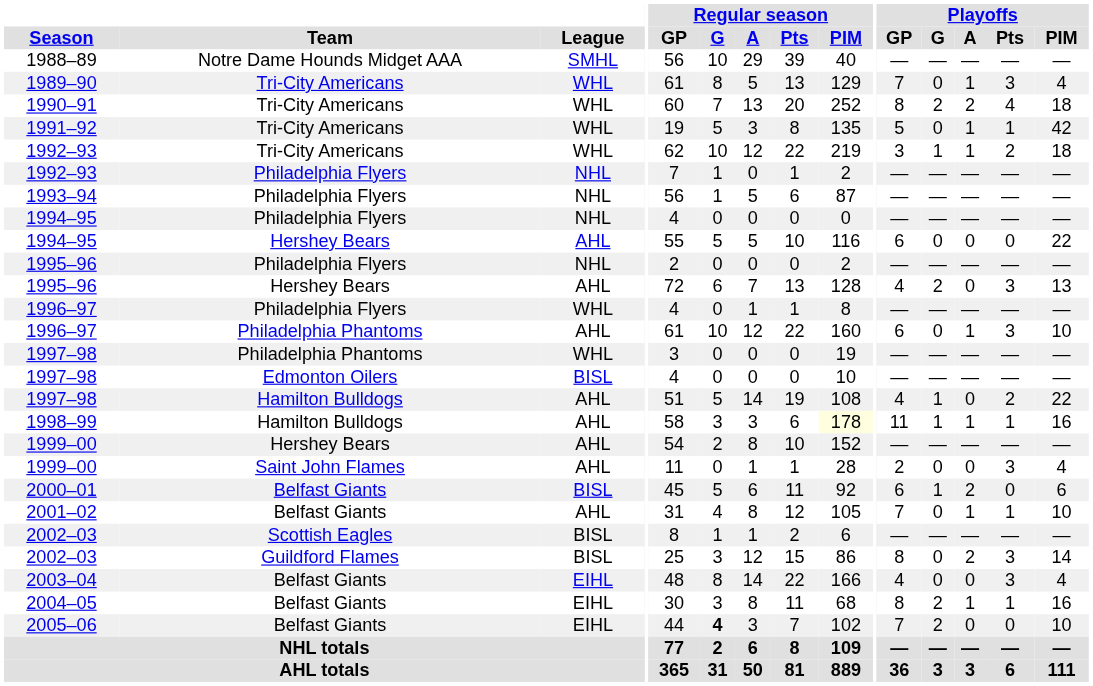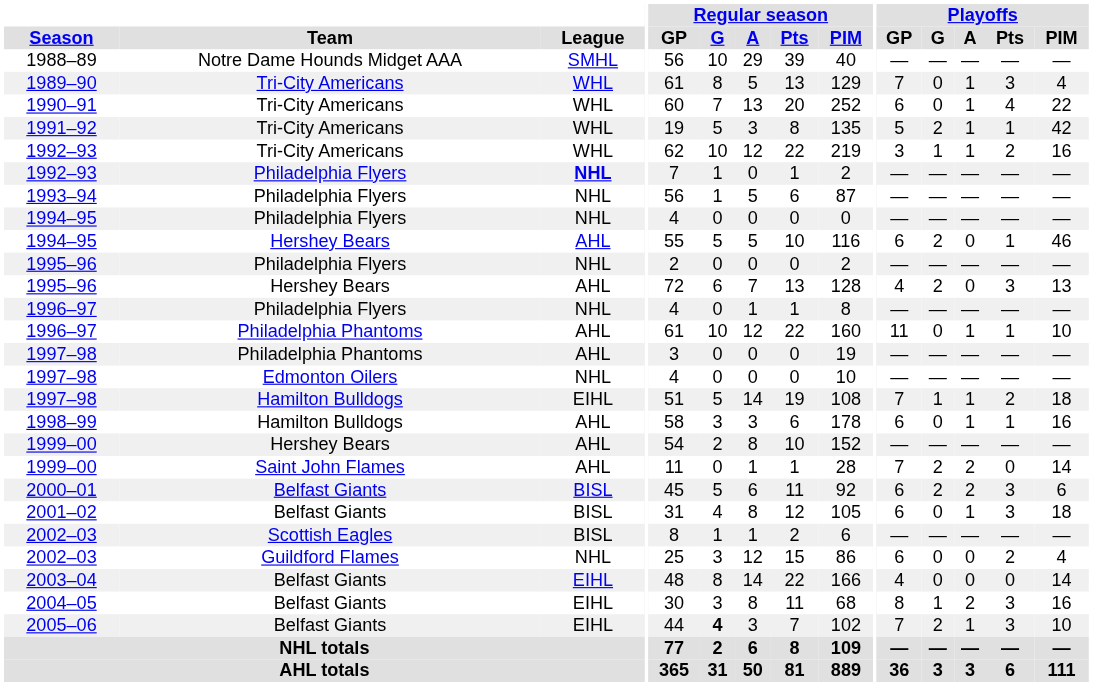(899, 105) 8 -> (899, 105) 6
(938, 105) 2 -> (938, 105) 0
(970, 105) 2 -> (970, 105) 1
(1061, 105) 18 -> (1061, 105) 22
(938, 128) 0 -> (938, 128) 2
(1061, 150) 18 -> (1061, 150) 16
(593, 173) normal -> (593, 173) bold
(938, 241) 0 -> (938, 241) 2
(1010, 241) 0 -> (1010, 241) 1
(1061, 241) 22 -> (1061, 241) 46
(593, 309) WHL -> (593, 309) NHL
(899, 331) 6 -> (899, 331) 11
(1010, 331) 3 -> (1010, 331) 1
(593, 354) WHL -> (593, 354) AHL
(593, 376) BISL -> (593, 376) NHL
(593, 399) AHL -> (593, 399) EIHL
(899, 399) 4 -> (899, 399) 7
(970, 399) 0 -> (970, 399) 1
(1061, 399) 22 -> (1061, 399) 18
(846, 422) lightyellow background -> (846, 422) no background
(899, 422) 11 -> (899, 422) 6
(938, 422) 1 -> (938, 422) 0
(899, 467) 2 -> (899, 467) 7
(938, 467) 0 -> (938, 467) 2
(970, 467) 0 -> (970, 467) 2
(1010, 467) 3 -> (1010, 467) 0
(1061, 467) 4 -> (1061, 467) 14
(938, 489) 1 -> (938, 489) 2
(1010, 489) 0 -> (1010, 489) 3
(593, 512) AHL -> (593, 512) BISL
(899, 512) 7 -> (899, 512) 6
(1010, 512) 1 -> (1010, 512) 3
(1061, 512) 10 -> (1061, 512) 18
(593, 557) BISL -> (593, 557) NHL
(899, 557) 8 -> (899, 557) 6
(970, 557) 2 -> (970, 557) 0
(1010, 557) 3 -> (1010, 557) 2
(1061, 557) 14 -> (1061, 557) 4
(1010, 580) 3 -> (1010, 580) 0
(1061, 580) 4 -> (1061, 580) 14
(938, 602) 2 -> (938, 602) 1
(970, 602) 1 -> (970, 602) 2
(1010, 602) 1 -> (1010, 602) 3
(970, 625) 0 -> (970, 625) 1
(1010, 625) 0 -> (1010, 625) 3
